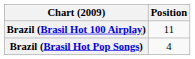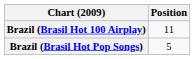(169, 46) 4 -> (169, 46) 5
